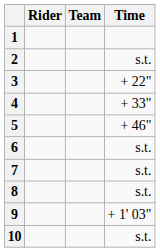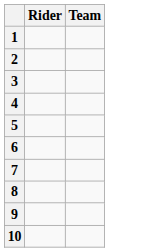- column: (130, 15)
